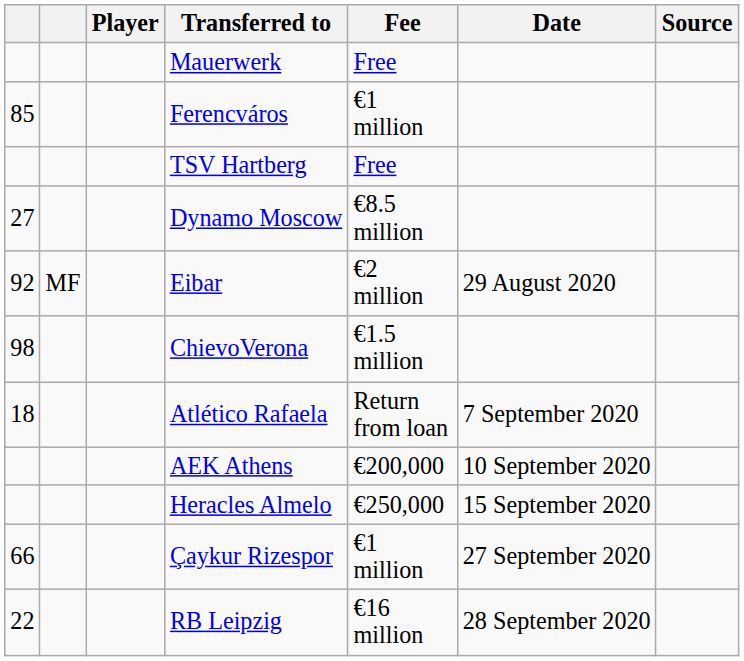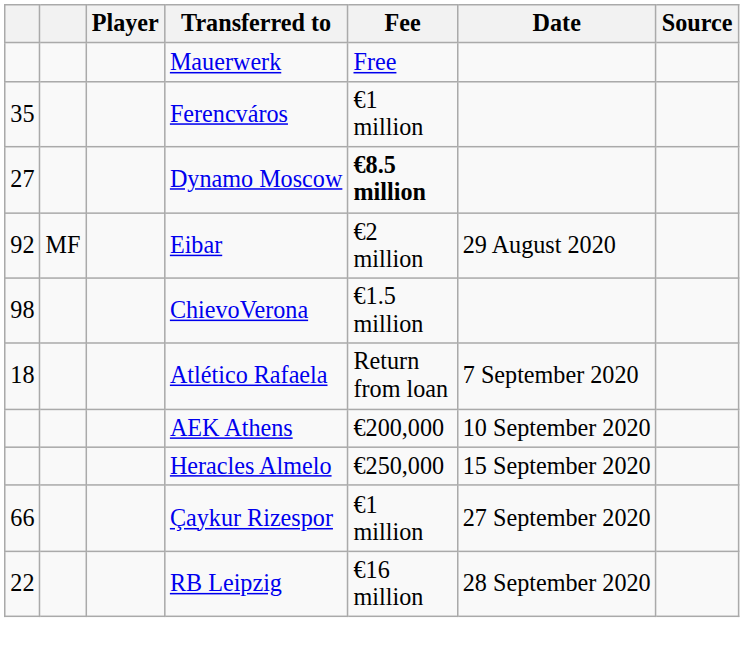(22, 113) 85 -> (22, 113) 35
- row: (238, 165)
(388, 217) normal -> (390, 179) bold
